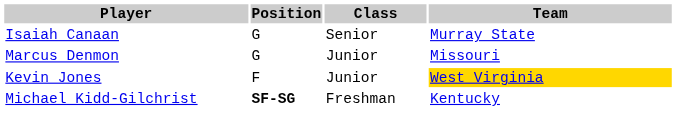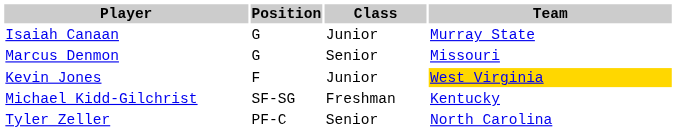(352, 35) Senior -> (352, 35) Junior
(352, 56) Junior -> (352, 56) Senior
(273, 99) bold -> (273, 99) normal
+ row: (58, 120)
